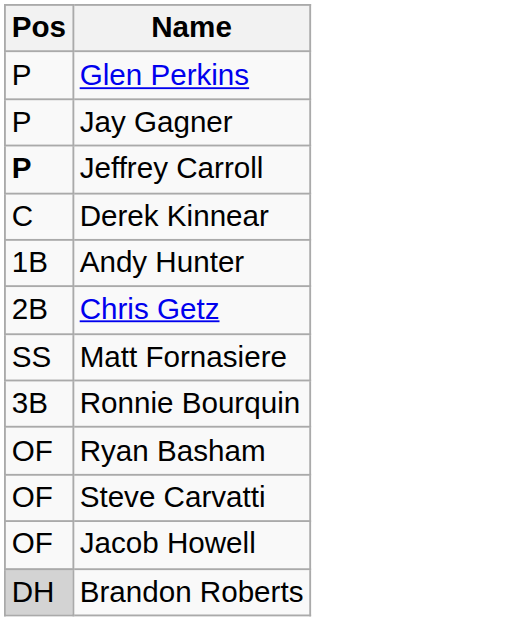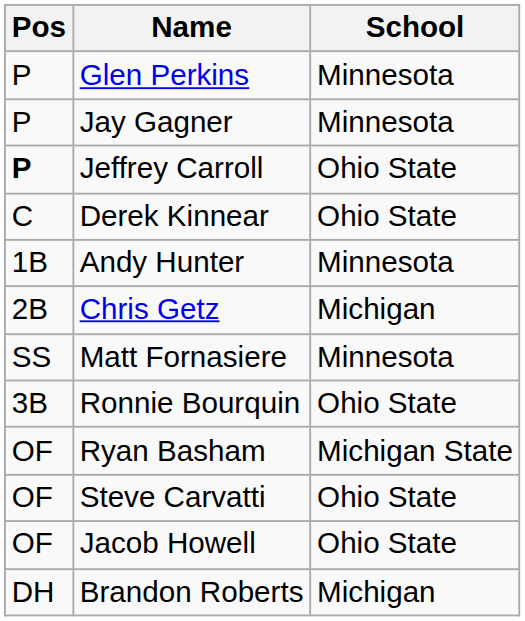+ column: (415, 27)
(33, 591) lightgrey background -> (33, 591) no background
